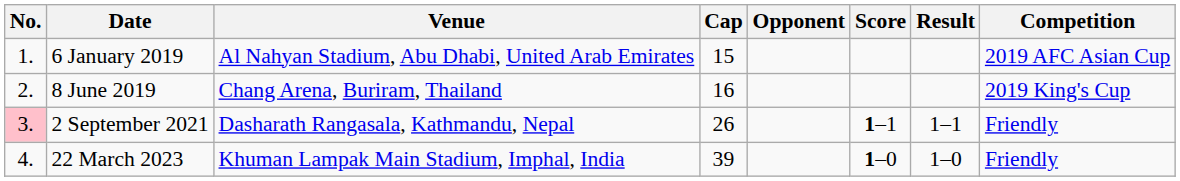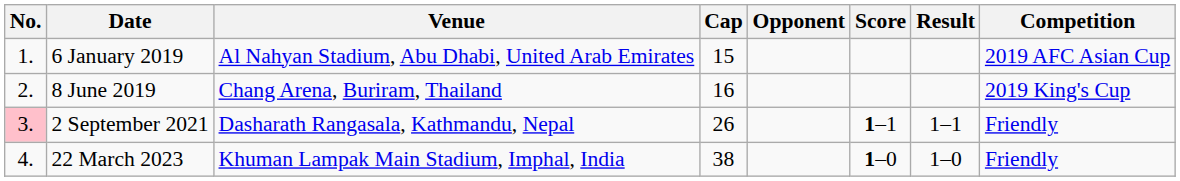(723, 158) 39 -> (723, 158) 38
